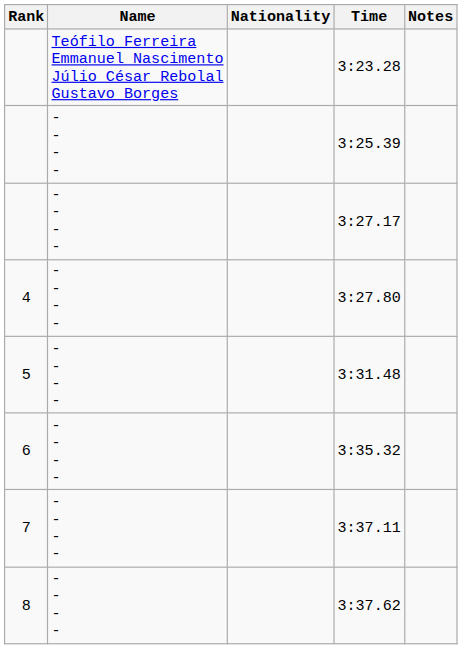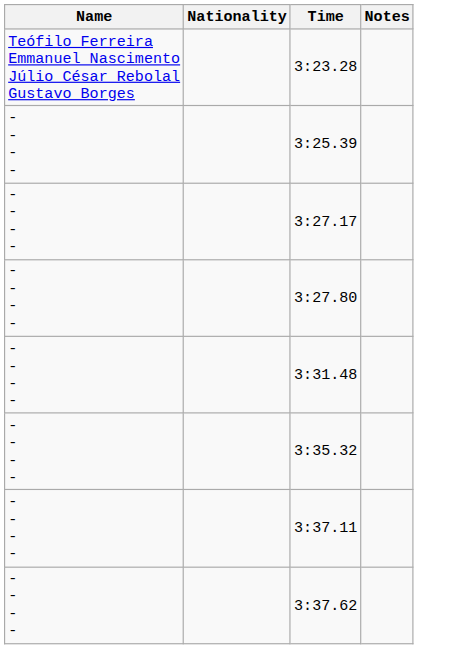- column: (26, 17)
